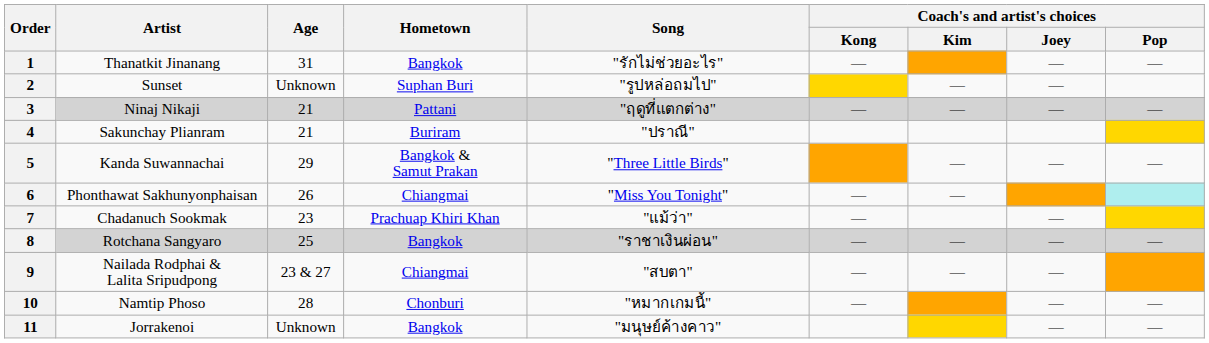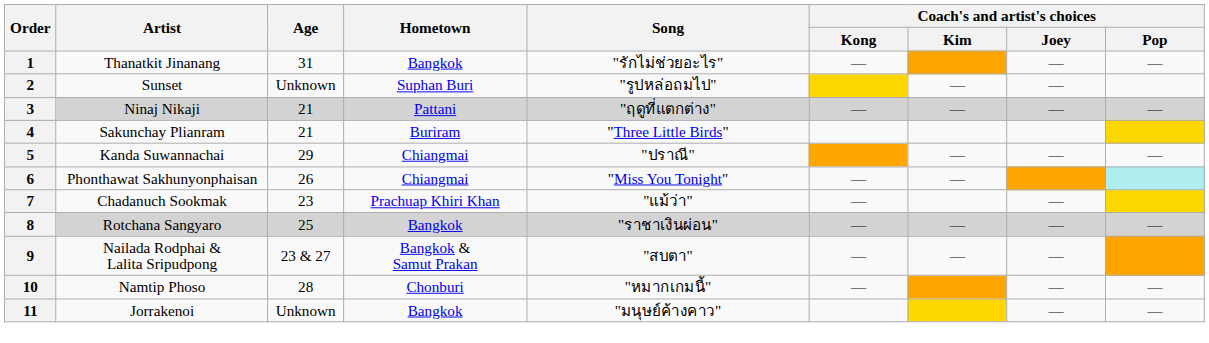(668, 132) "ปราณี" -> (668, 132) "Three Little Birds"
(435, 163) Bangkok & Samut Prakan -> (435, 155) Chiangmai
(668, 163) "Three Little Birds" -> (668, 155) "ปราณี"
(435, 272) Chiangmai -> (435, 256) Bangkok & Samut Prakan
